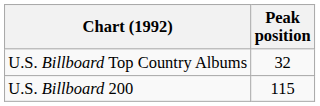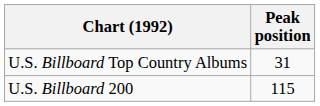(283, 62) 32 -> (283, 62) 31
